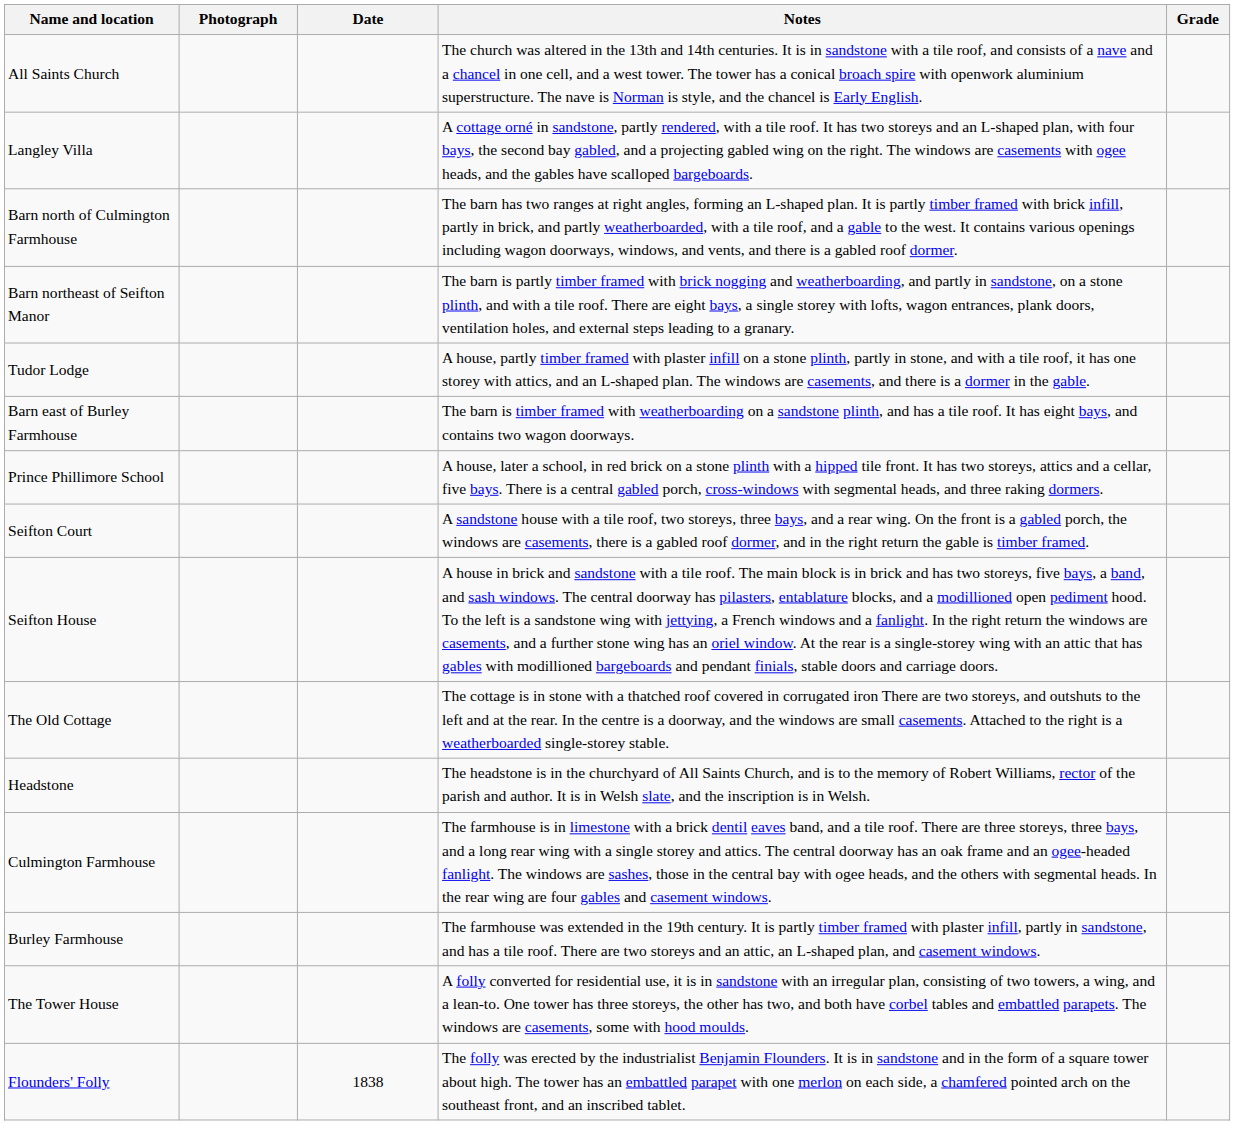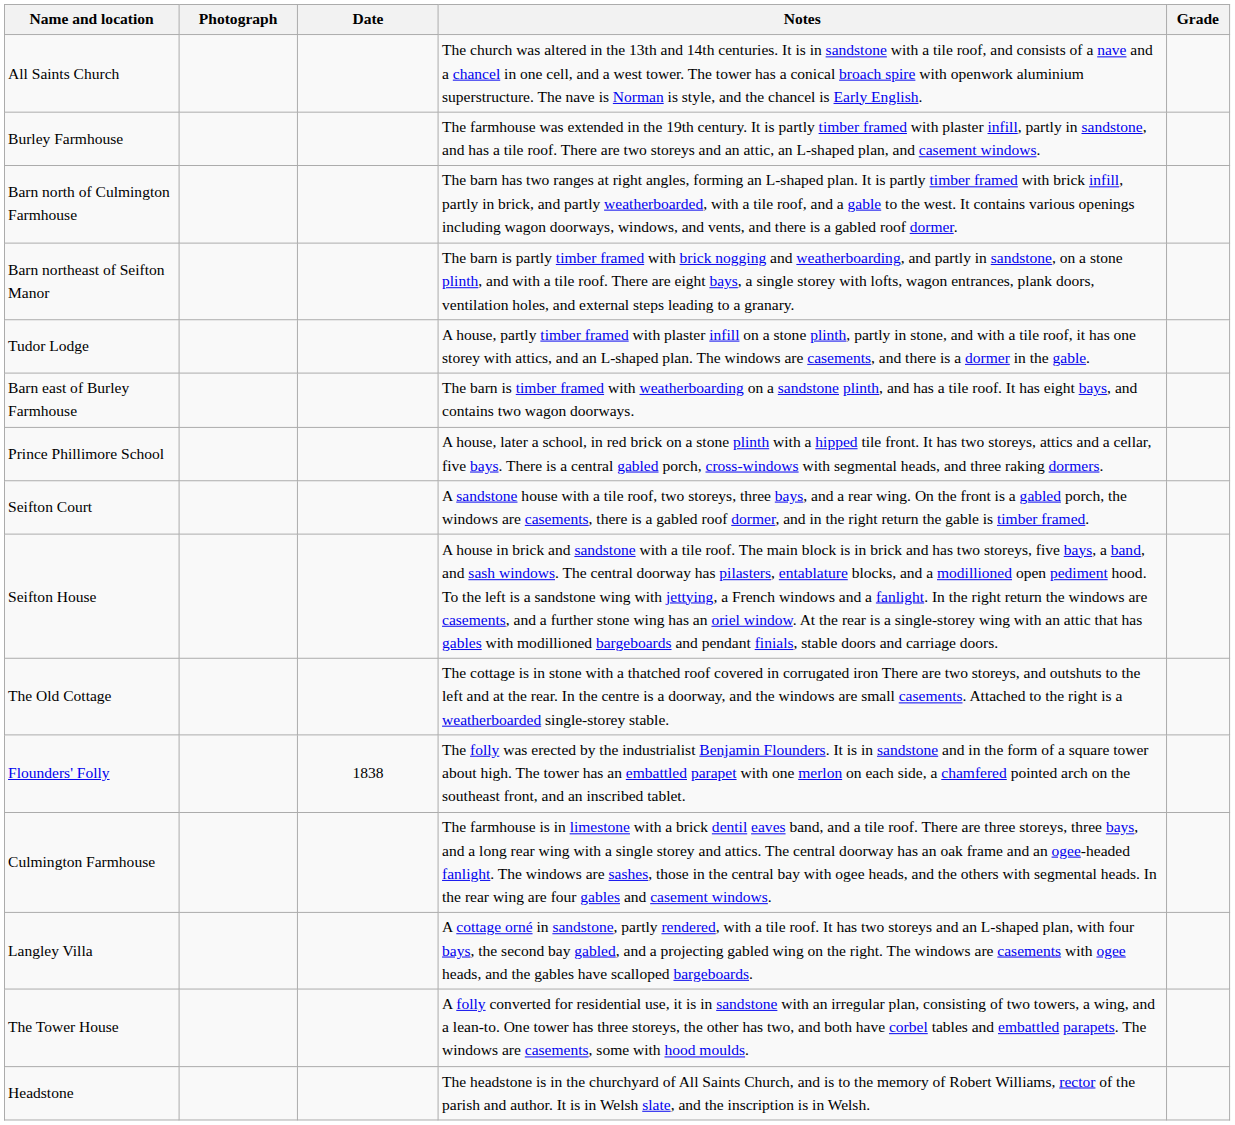rows swapped: (66, 939) <-> (50, 150)
rows swapped: (59, 1081) <-> (41, 785)
